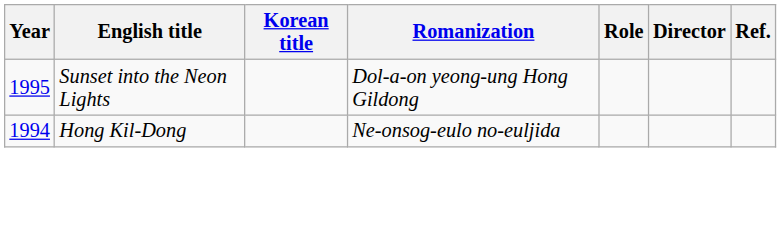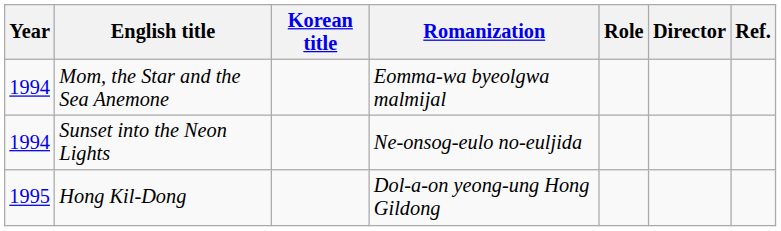+ row: (150, 87)
(30, 87) 1995 -> (30, 142) 1994
(460, 87) Dol-a-on yeong-ung Hong Gildong -> (478, 142) Ne-onsog-eulo no-euljida
(30, 130) 1994 -> (30, 197) 1995
(456, 130) Ne-onsog-eulo no-euljida -> (482, 197) Dol-a-on yeong-ung Hong Gildong
